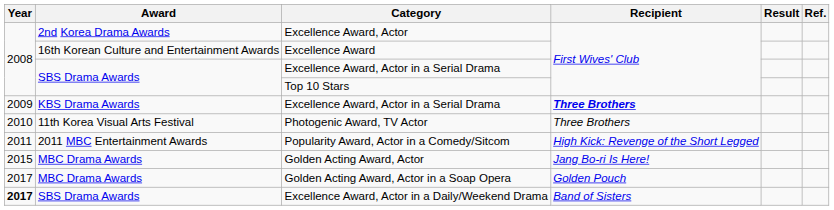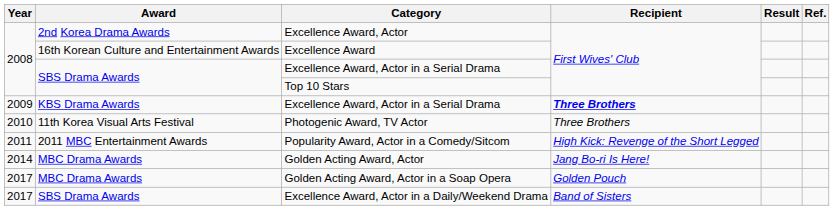(20, 159) 2015 -> (20, 159) 2014
(20, 196) bold -> (20, 196) normal
